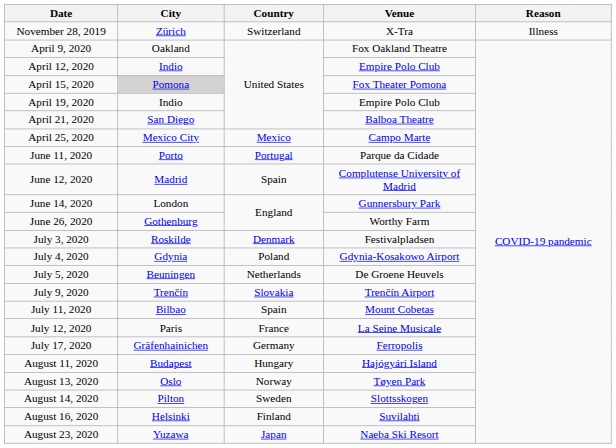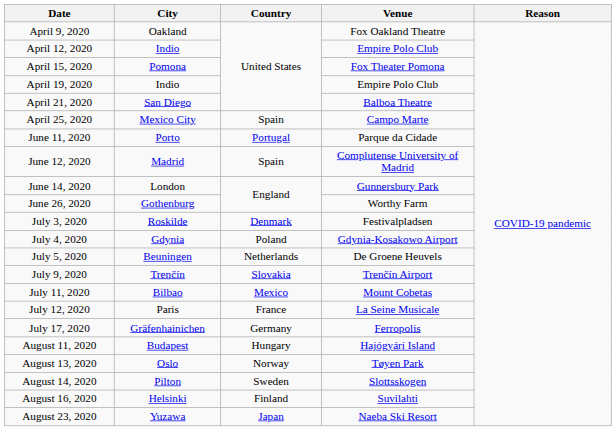- row: (61, 31)
(171, 84) lightgrey background -> (168, 66) no background
(274, 137) Mexico -> (271, 119) Spain
(274, 310) Spain -> (271, 292) Mexico
